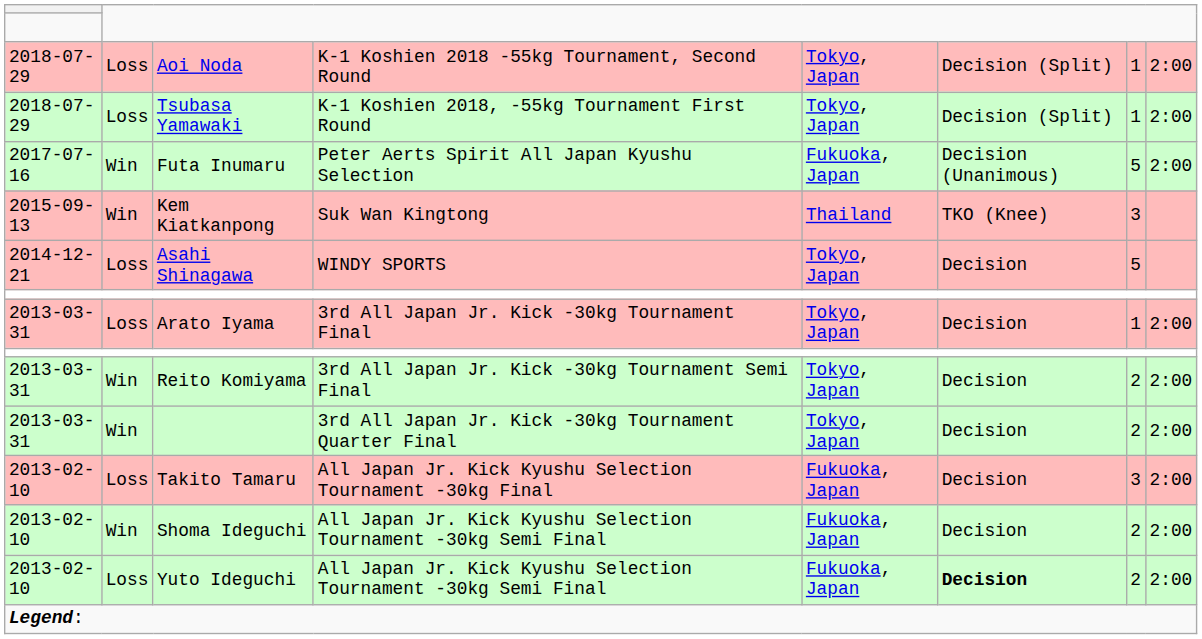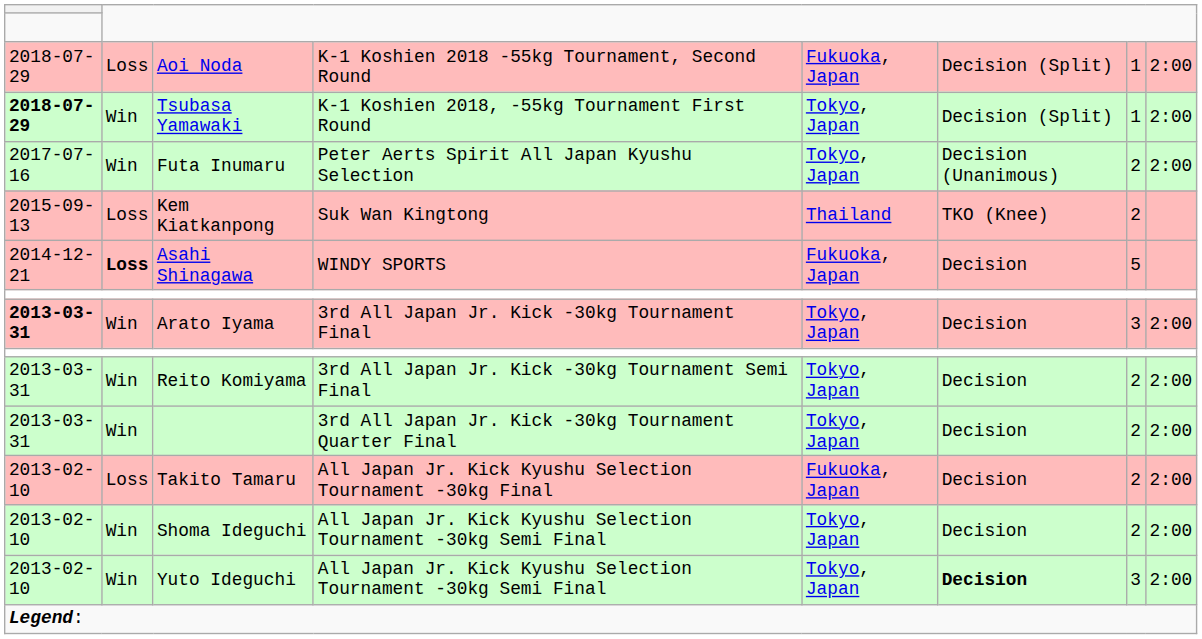(838, 67) Tokyo, Japan -> (849, 67) Fukuoka, Japan
(52, 117) normal -> (52, 117) bold
(127, 117) Loss -> (122, 117) Win
(849, 166) Fukuoka, Japan -> (838, 166) Tokyo, Japan
(1136, 166) 5 -> (1136, 166) 2
(122, 216) Win -> (127, 216) Loss
(1136, 216) 3 -> (1136, 216) 2
(127, 265) normal -> (127, 265) bold
(838, 265) Tokyo, Japan -> (849, 265) Fukuoka, Japan
(52, 323) normal -> (52, 323) bold
(127, 323) Loss -> (122, 323) Win
(1136, 323) 1 -> (1136, 323) 3
(1136, 481) 3 -> (1136, 481) 2
(849, 530) Fukuoka, Japan -> (838, 530) Tokyo, Japan
(127, 580) Loss -> (122, 580) Win
(849, 580) Fukuoka, Japan -> (838, 580) Tokyo, Japan
(1136, 580) 2 -> (1136, 580) 3
